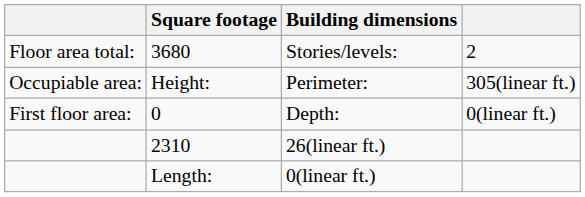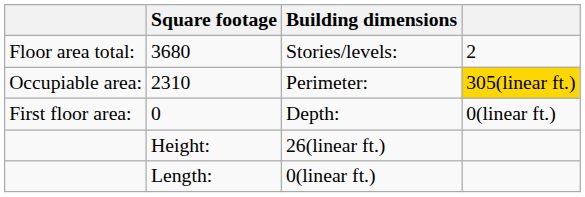(181, 82) Height: -> (171, 82) 2310
(521, 82) no background -> (521, 82) gold background
(171, 144) 2310 -> (181, 144) Height:
